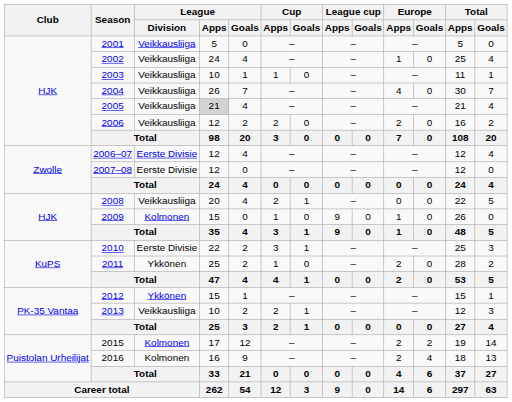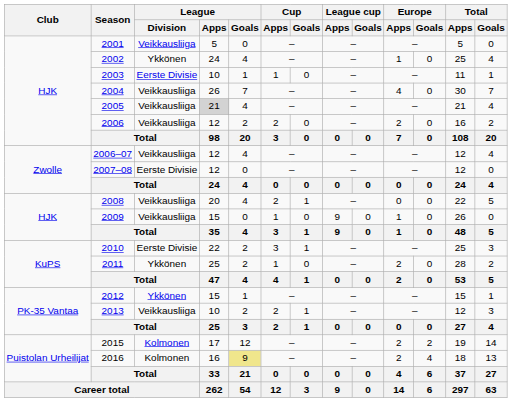(167, 59) Veikkausliiga -> (167, 59) Ykkönen
(167, 75) Veikkausliiga -> (167, 75) Eerste Divisie
(167, 153) Eerste Divisie -> (167, 153) Veikkausliiga
(167, 216) Kolmonen -> (167, 216) Veikkausliiga
(245, 358) no background -> (245, 358) khaki background
